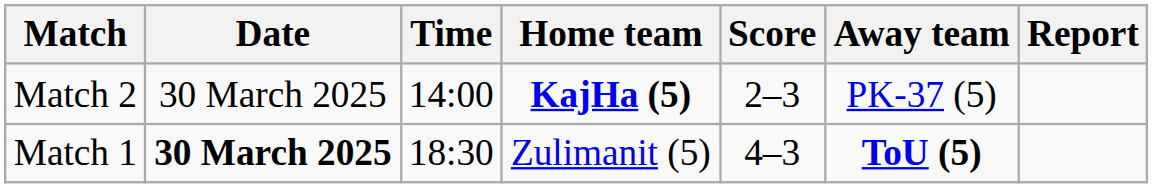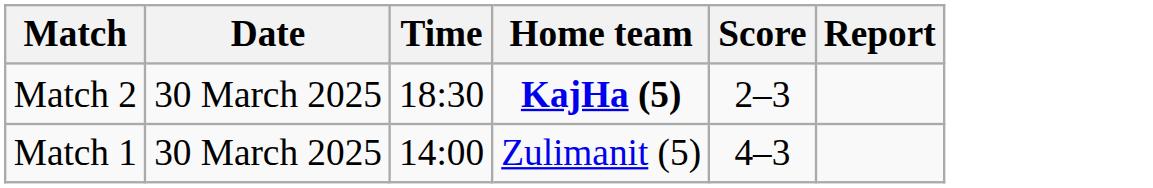- column: (922, 34)
(451, 93) 14:00 -> (442, 93) 18:30
(273, 152) bold -> (268, 152) normal
(451, 152) 18:30 -> (442, 152) 14:00
